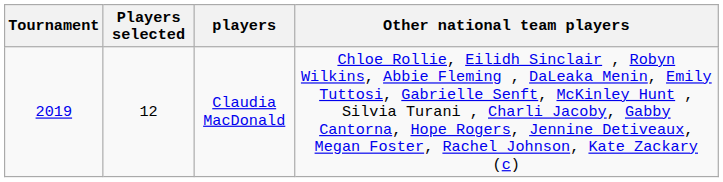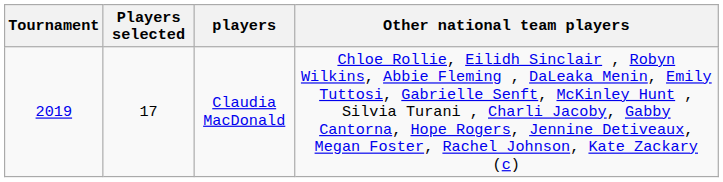(149, 112) 12 -> (149, 112) 17
